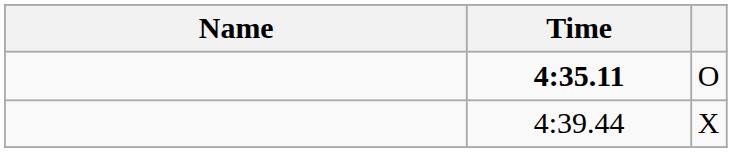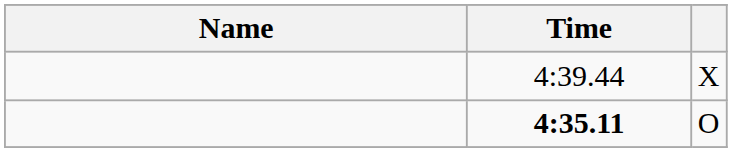rows swapped: (579, 75) <-> (579, 123)
